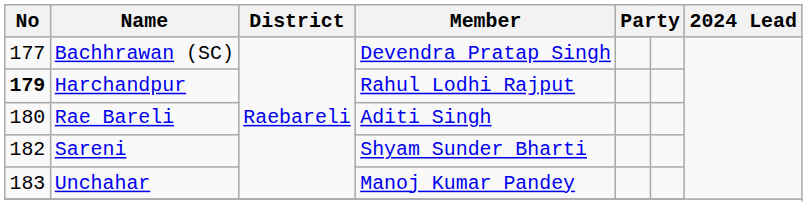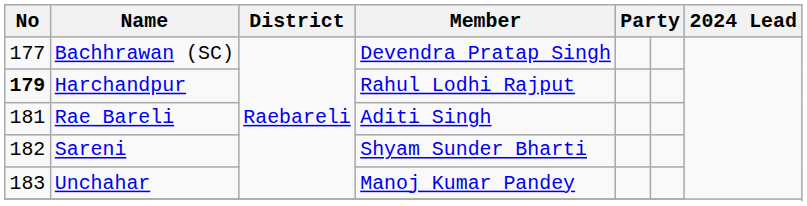(27, 118) 180 -> (27, 118) 181
